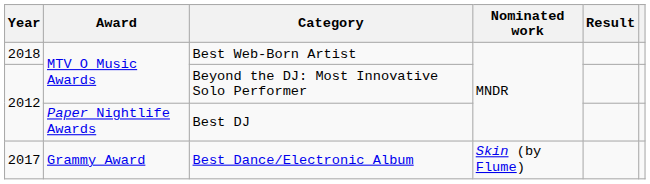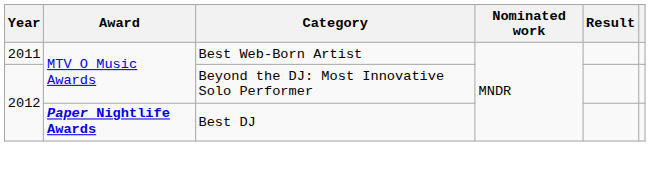(24, 54) 2018 -> (24, 54) 2011
(108, 122) normal -> (108, 122) bold
- row: (303, 160)
